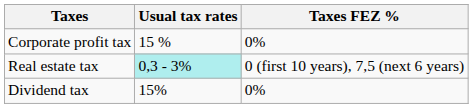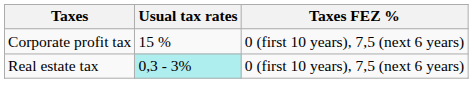(255, 41) 0% -> (354, 41) 0 (first 10 years), 7,5 (next 6 years)
- row: (48, 90)
